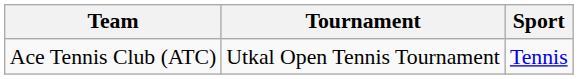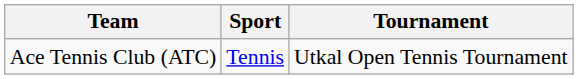columns swapped: (539, 21) <-> (363, 21)
